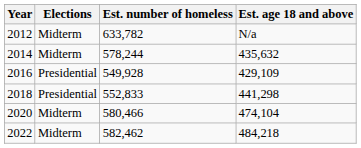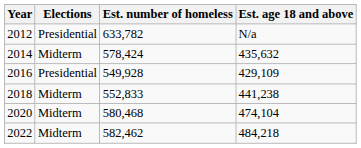(60, 34) Midterm -> (67, 34) Presidential
(123, 53) 578,244 -> (123, 53) 578,424
(67, 93) Presidential -> (60, 93) Midterm
(259, 93) 441,298 -> (259, 93) 441,238
(123, 113) 580,466 -> (123, 113) 580,468
